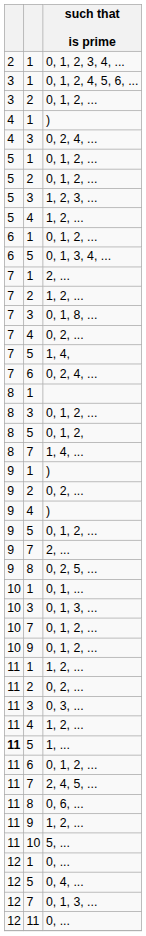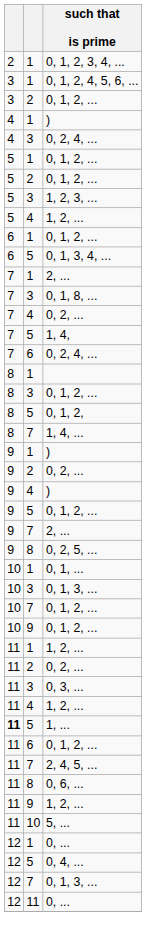- row: (30, 295)
